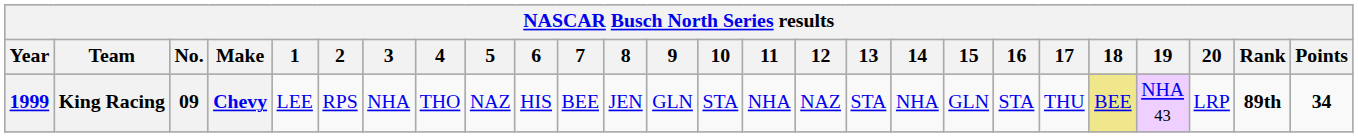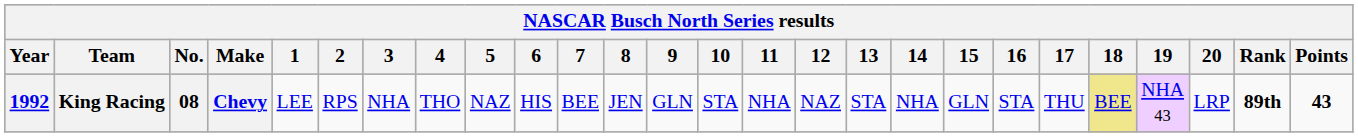(29, 102) 1999 -> (29, 102) 1992
(189, 102) 09 -> (189, 102) 08
(1322, 102) 34 -> (1322, 102) 43
